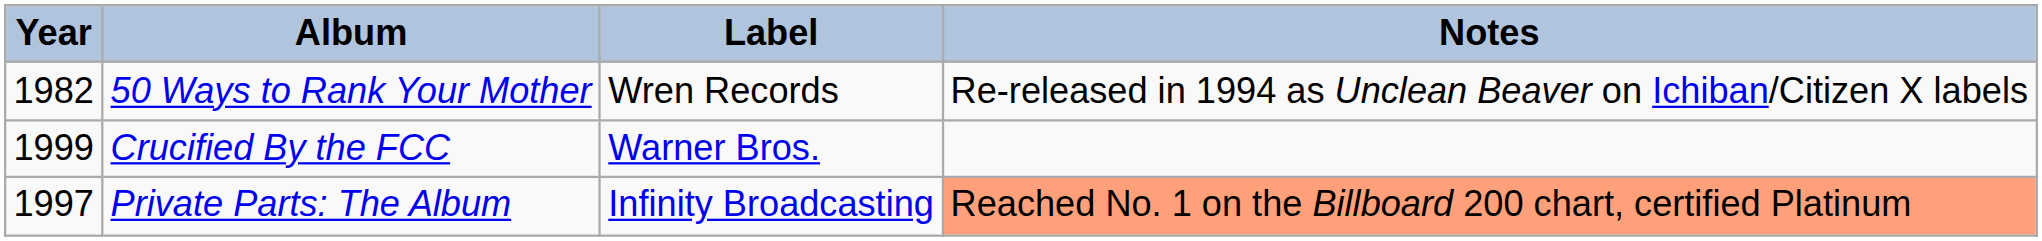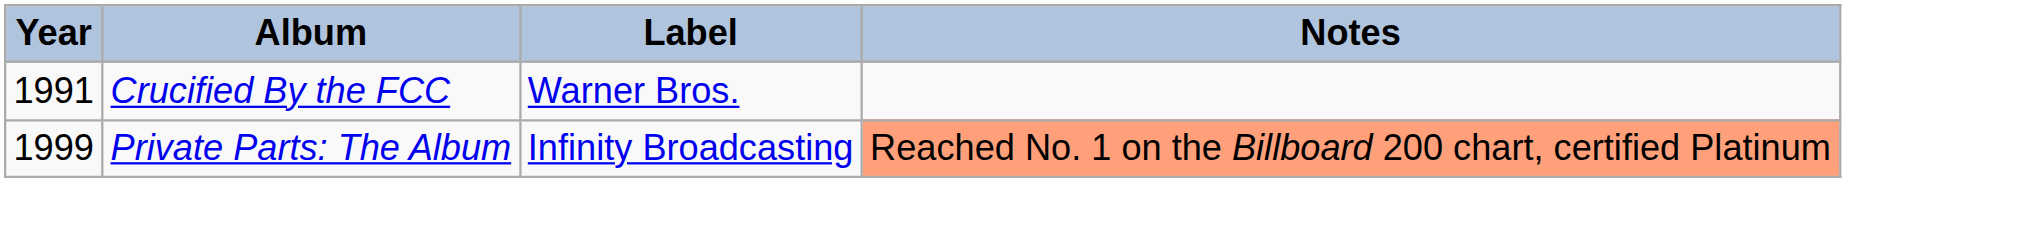- row: (351, 90)
(54, 147) 1999 -> (54, 90) 1991
(54, 205) 1997 -> (54, 147) 1999
